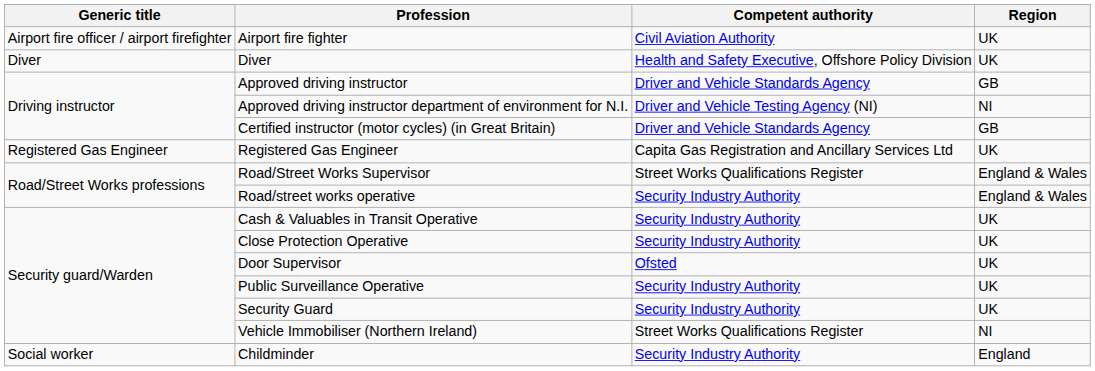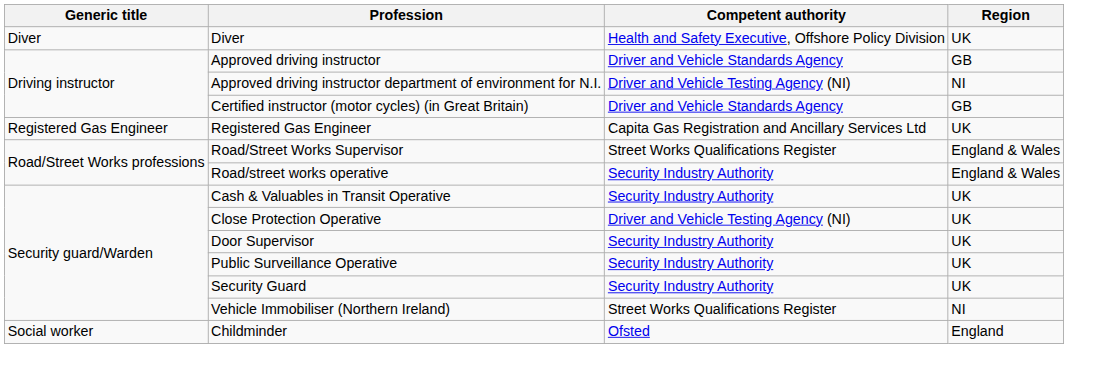- row: (293, 38)
(717, 241) Security Industry Authority -> (729, 219) Driver and Vehicle Testing Agency (NI)
(656, 264) Ofsted -> (691, 241) Security Industry Authority
(717, 354) Security Industry Authority -> (629, 331) Ofsted
